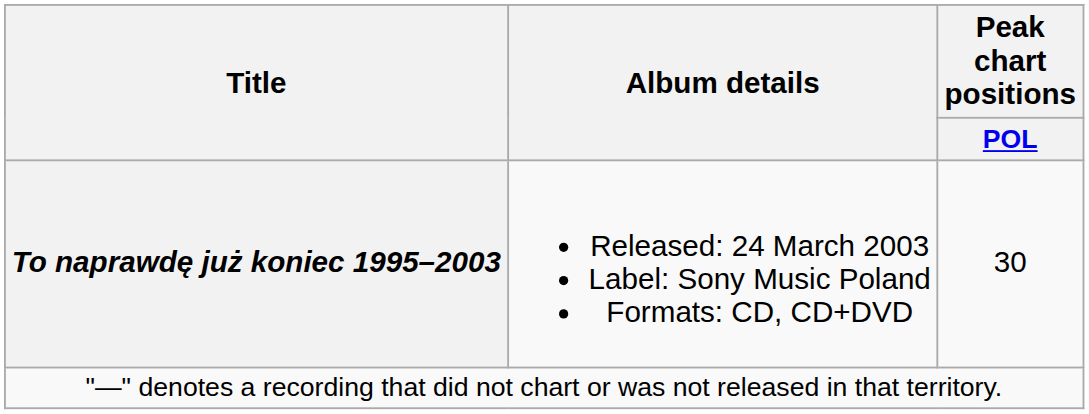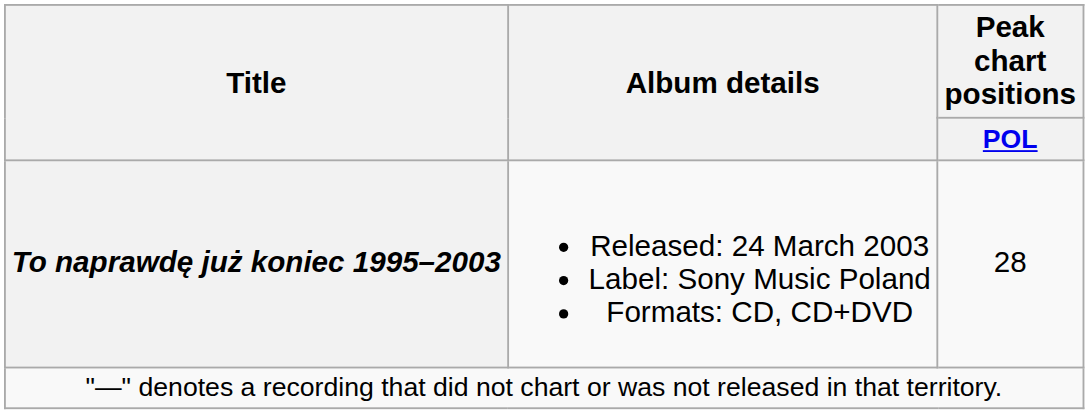(1010, 263) 30 -> (1010, 263) 28
